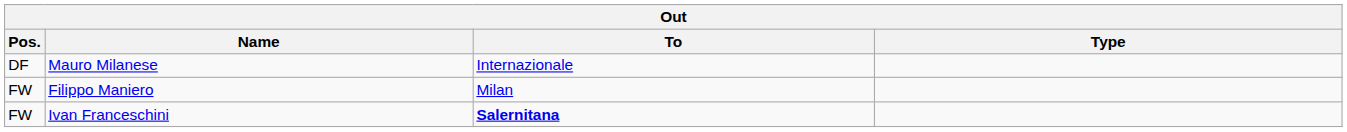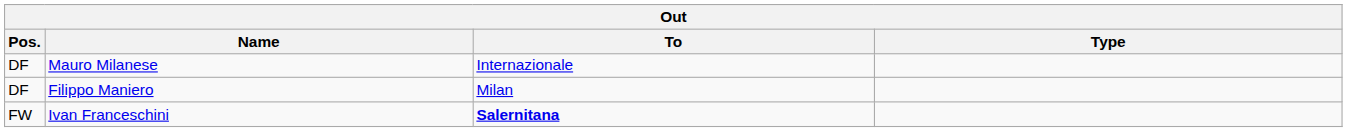(20, 90) FW -> (18, 90) DF
